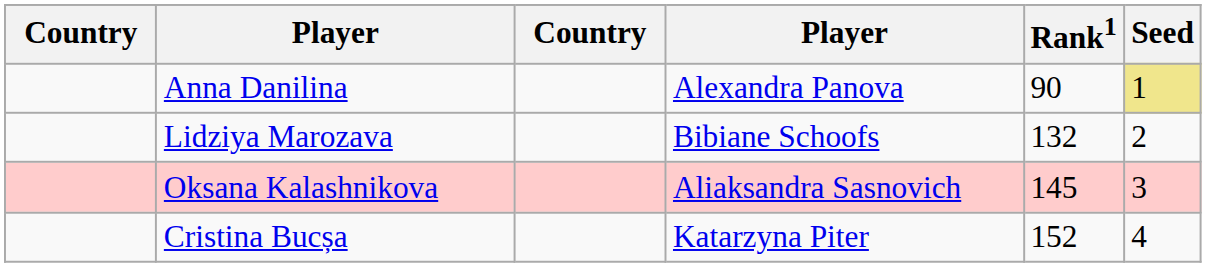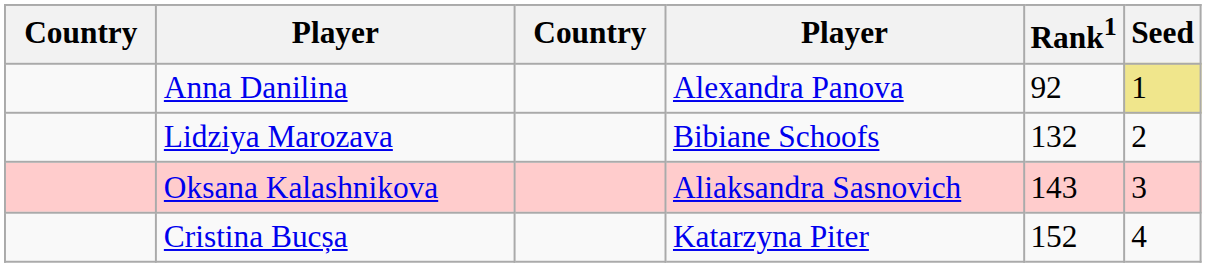(1046, 87) 90 -> (1046, 87) 92
(1054, 187) 145 -> (1054, 187) 143
